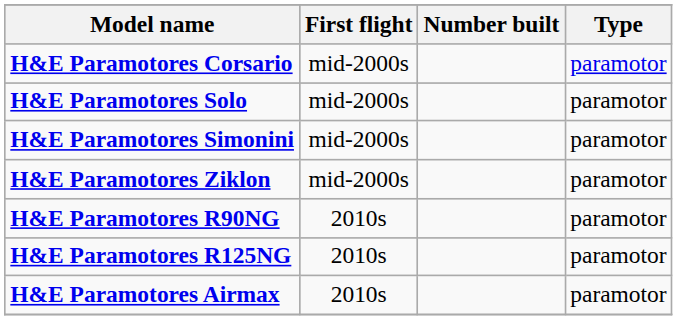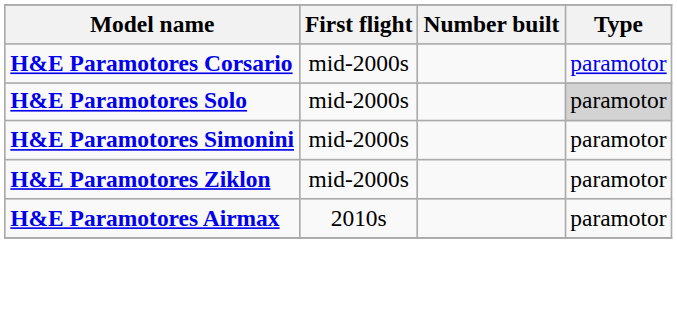(618, 101) no background -> (618, 101) lightgrey background
- row: (145, 217)
- row: (151, 256)
